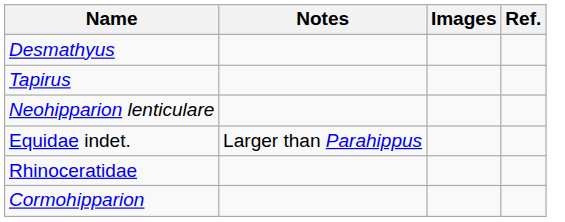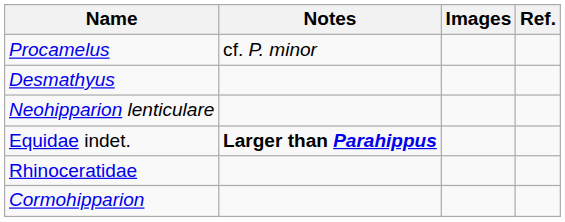+ row: (59, 49)
- row: (40, 79)
(323, 140) normal -> (330, 140) bold
